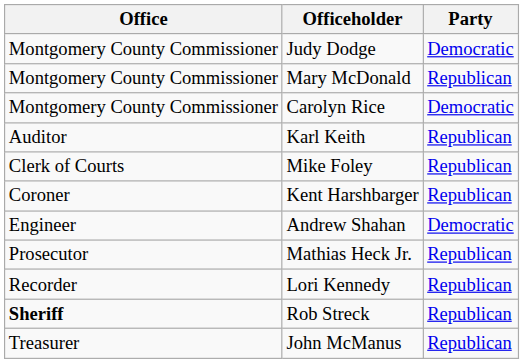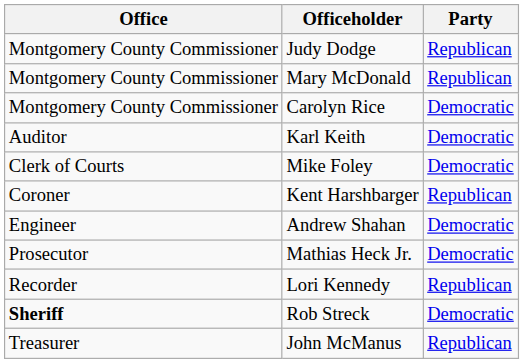(470, 48) Democratic -> (469, 48) Republican
(469, 136) Republican -> (470, 136) Democratic
(469, 166) Republican -> (470, 166) Democratic
(469, 254) Republican -> (470, 254) Democratic
(469, 313) Republican -> (470, 313) Democratic
